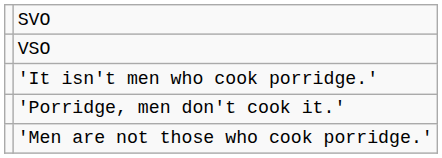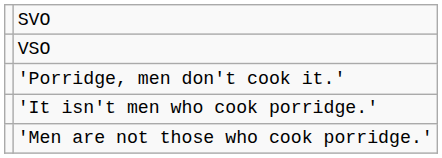rows swapped: (182, 109) <-> (198, 79)
